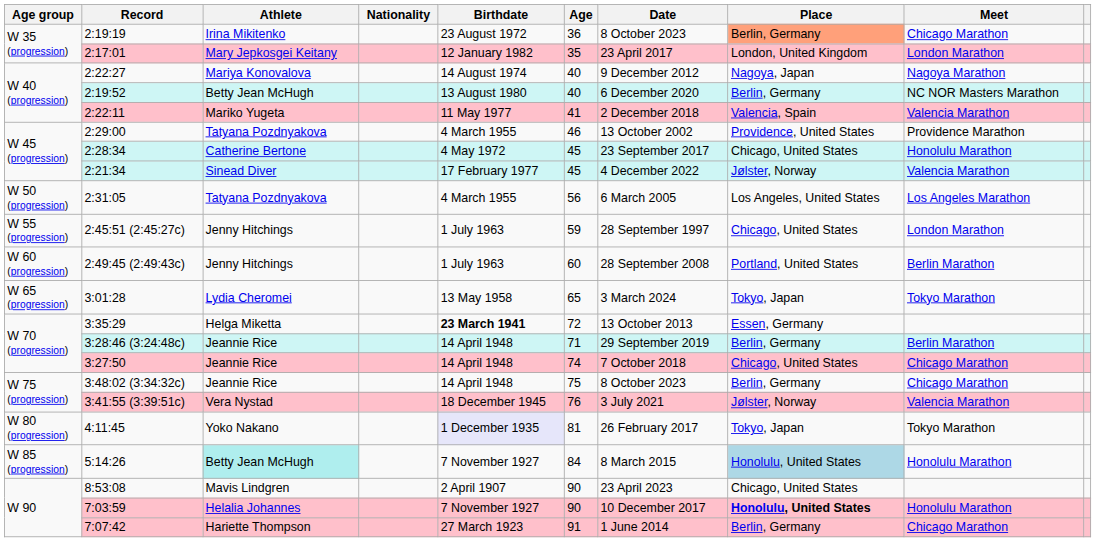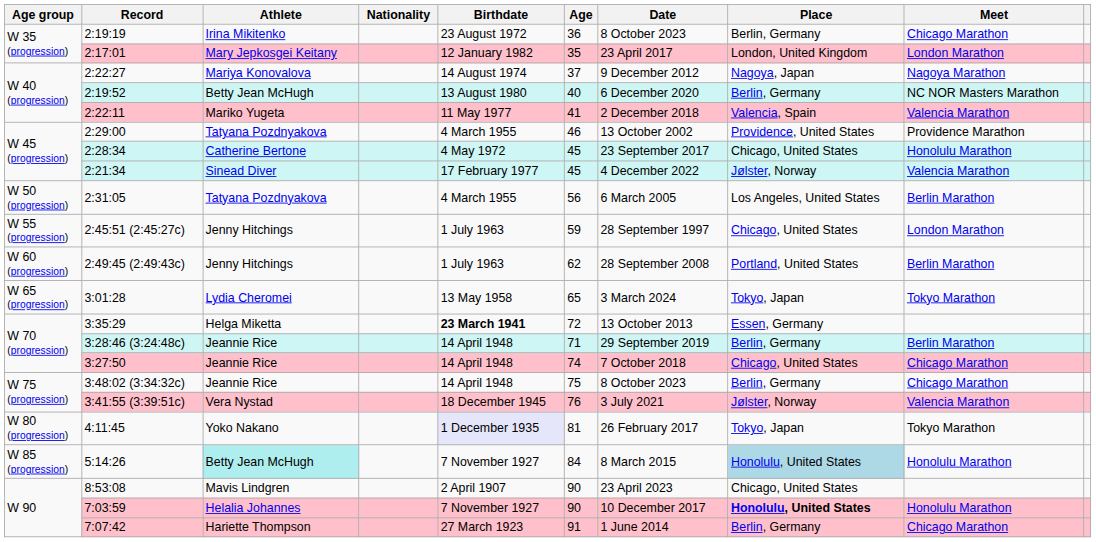(776, 34) lightsalmon background -> (776, 34) no background
(574, 73) 40 -> (574, 73) 37
(969, 198) Los Angeles Marathon -> (951, 198) Berlin Marathon
(574, 264) 60 -> (574, 264) 62
